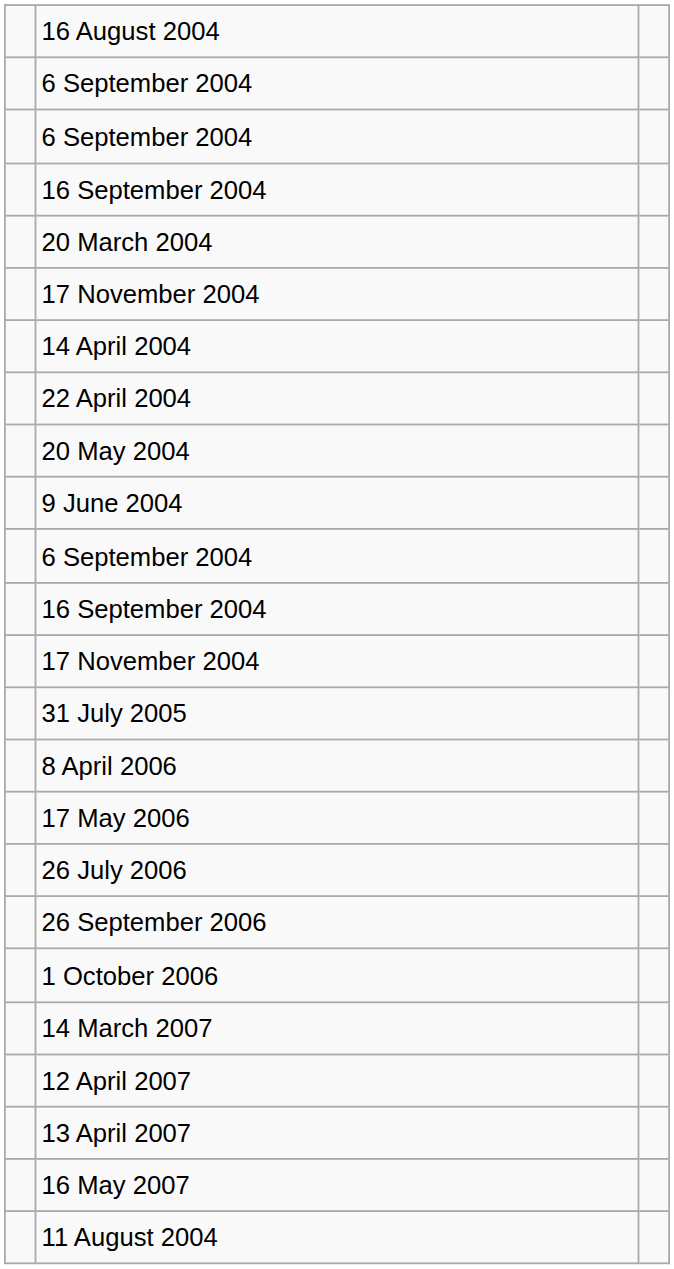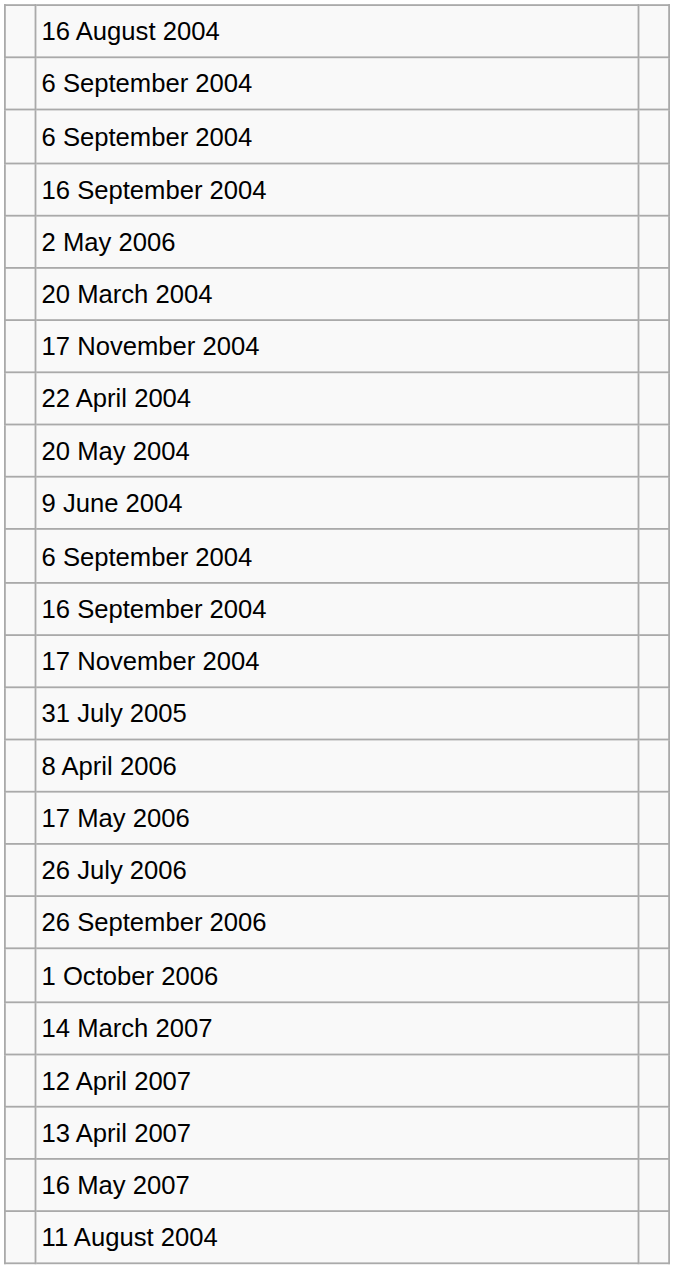+ row: (20, 241)
- row: (20, 346)
